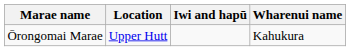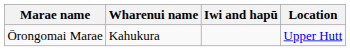columns swapped: (298, 14) <-> (138, 14)
